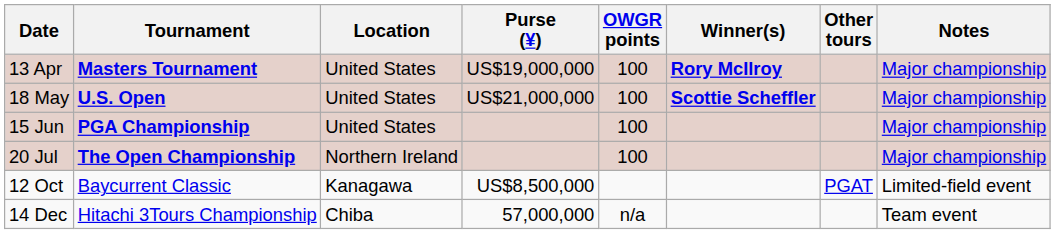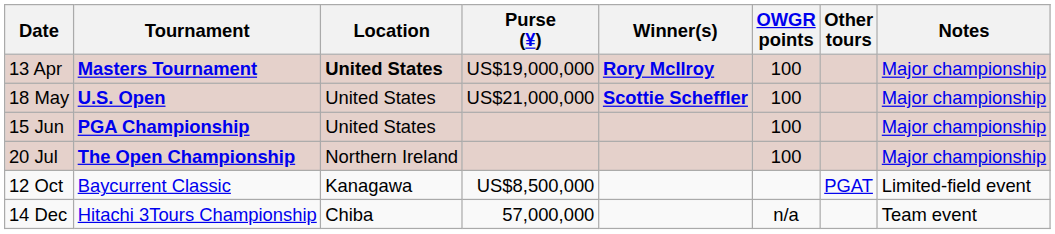columns swapped: (743, 30) <-> (633, 30)
(380, 69) normal -> (384, 69) bold
